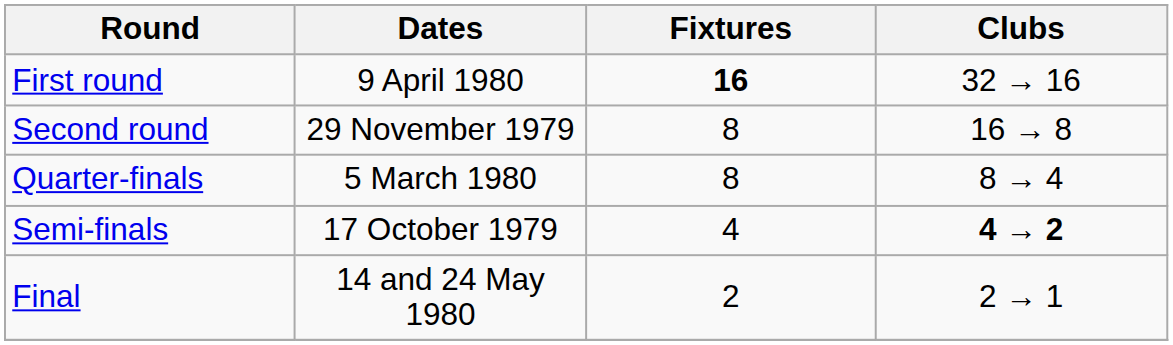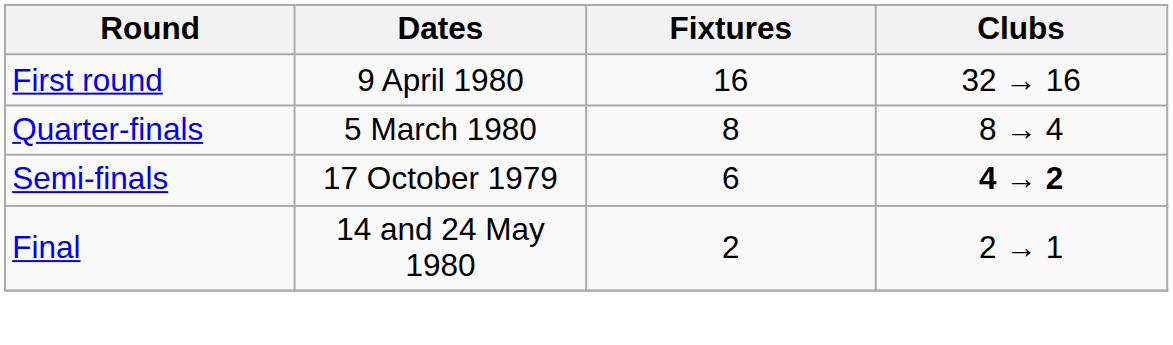(731, 79) bold -> (731, 79) normal
- row: (110, 129)
(731, 229) 4 -> (731, 179) 6
